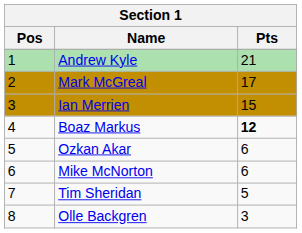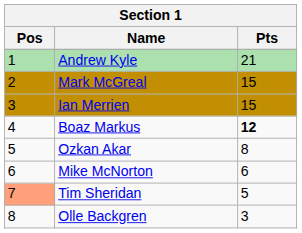(248, 82) 17 -> (248, 82) 15
(245, 149) 6 -> (245, 149) 8
(12, 194) no background -> (12, 194) lightsalmon background
